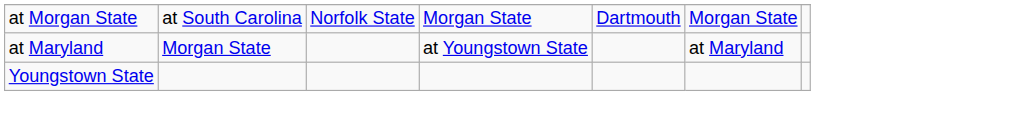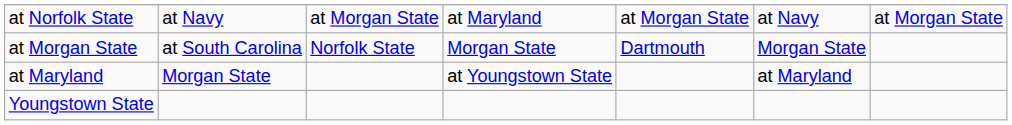+ row: (71, 18)
